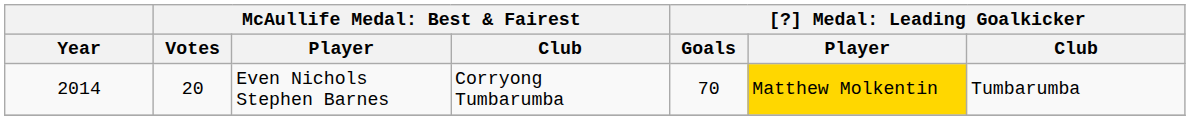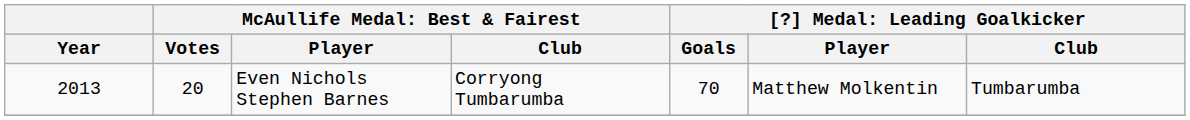(79, 89) 2014 -> (79, 89) 2013
(845, 89) gold background -> (845, 89) no background
